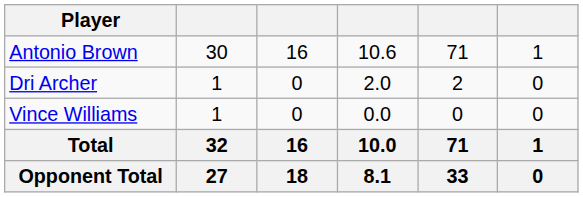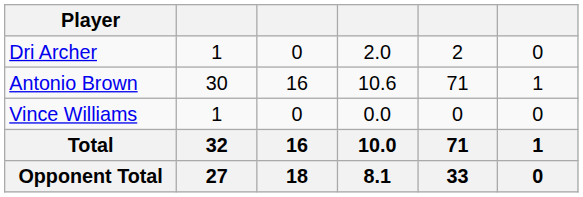rows swapped: (73, 52) <-> (53, 83)
